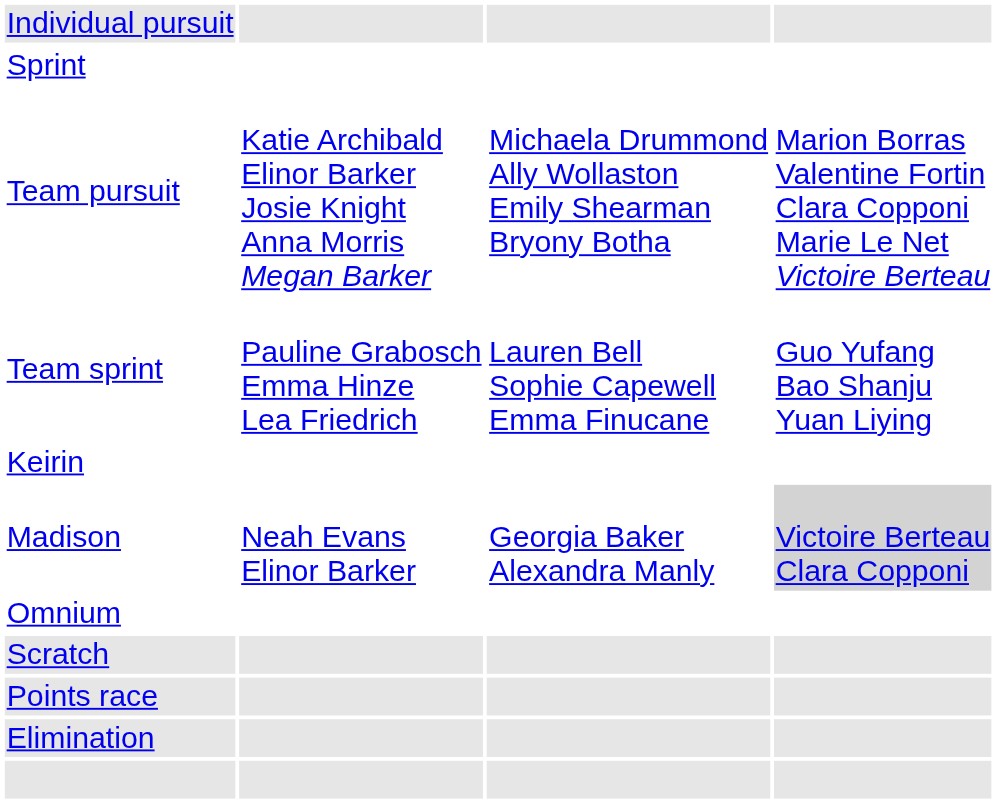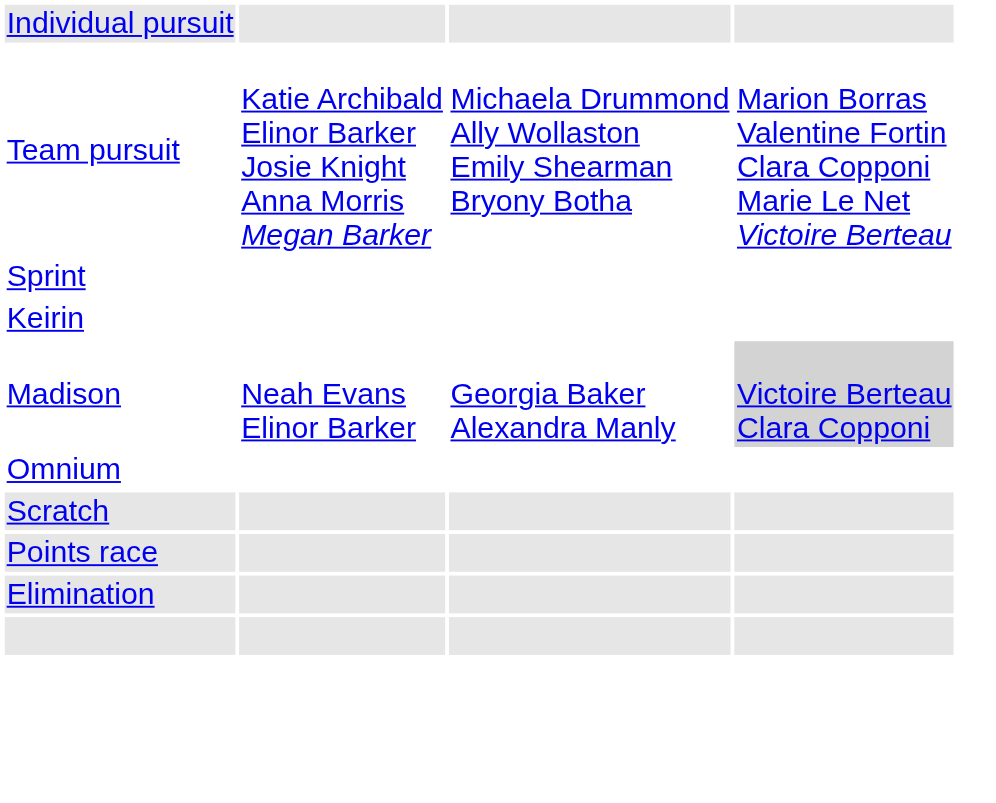rows swapped: (93, 191) <-> (46, 64)
- row: (85, 369)
